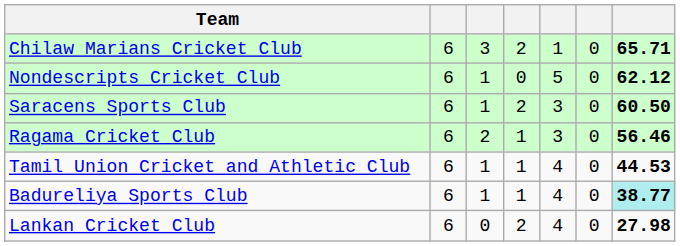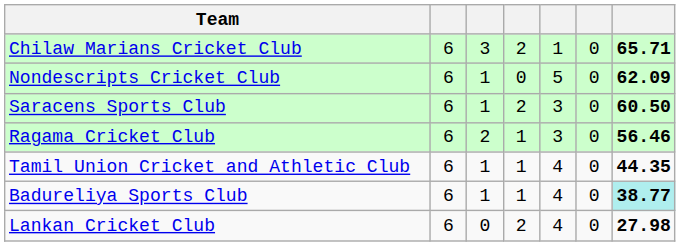(644, 78) 62.12 -> (644, 78) 62.09
(644, 167) 44.53 -> (644, 167) 44.35
